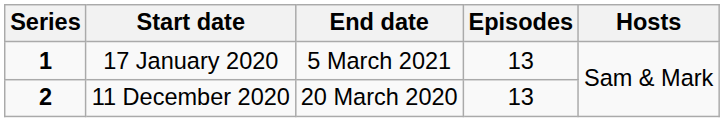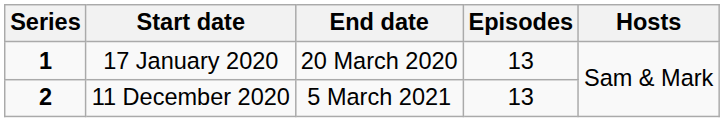(379, 60) 5 March 2021 -> (379, 60) 20 March 2020
(379, 97) 20 March 2020 -> (379, 97) 5 March 2021
